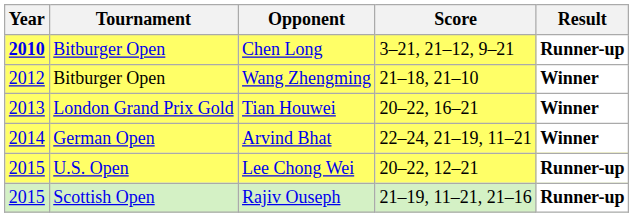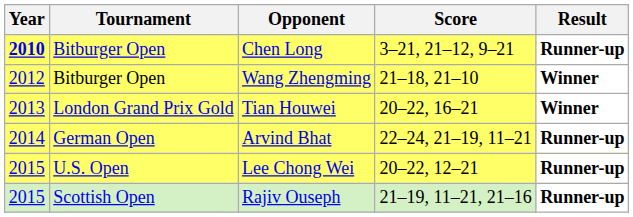(569, 138) Winner -> (582, 138) Runner-up
